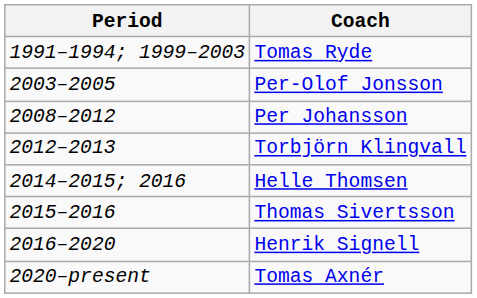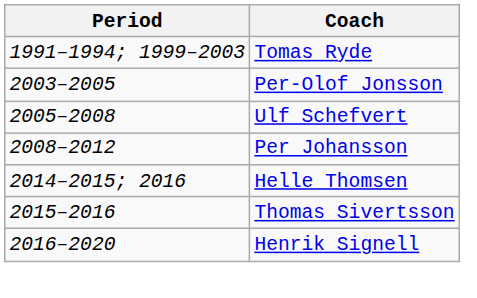+ row: (331, 117)
- row: (360, 149)
- row: (319, 277)
